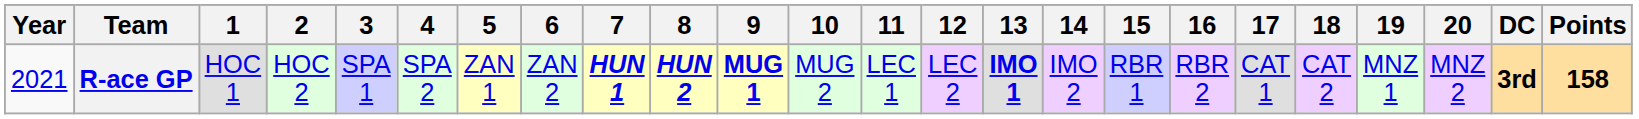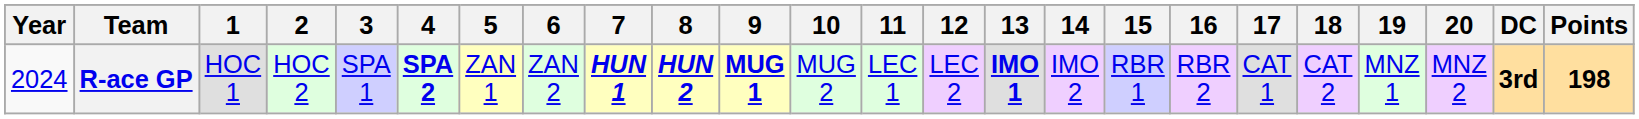(39, 79) 2021 -> (39, 79) 2024
(427, 79) normal -> (428, 79) bold
(1588, 79) 158 -> (1589, 79) 198
